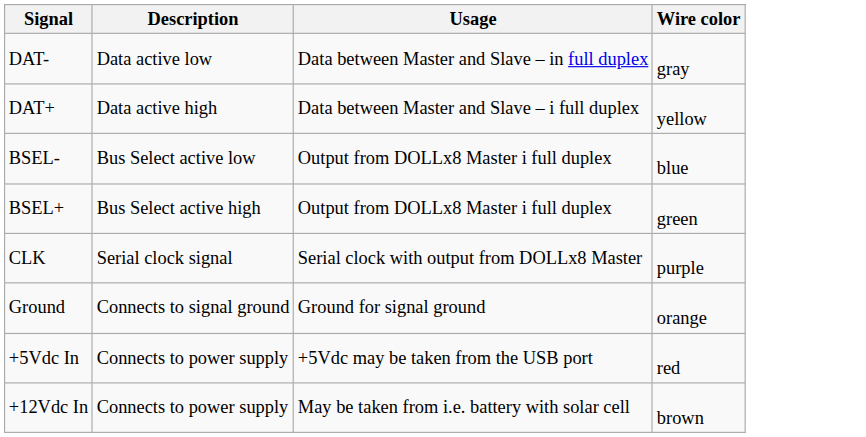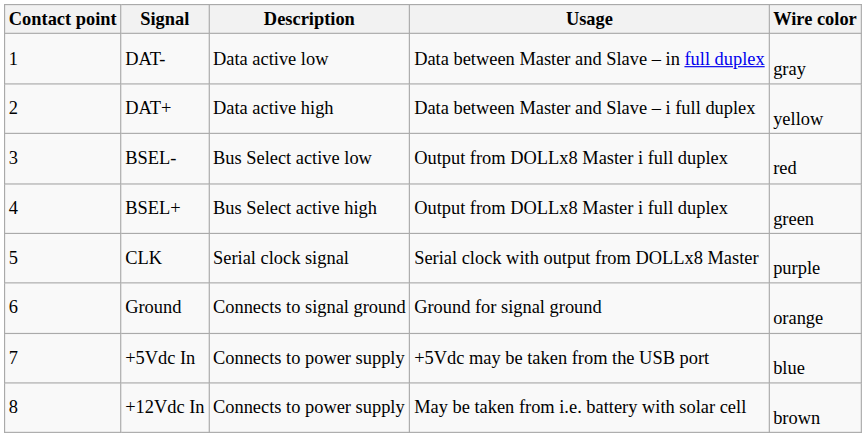+ column: (63, 19)
(673, 168) blue -> (785, 168) red
(669, 368) red -> (789, 368) blue
